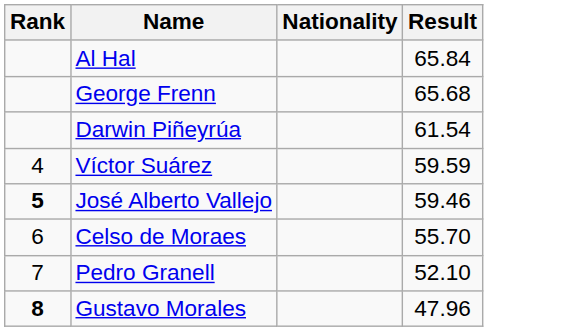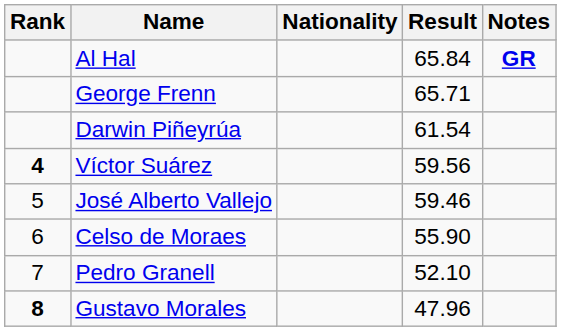+ column: (519, 22)
(443, 93) 65.68 -> (443, 93) 65.71
(37, 165) normal -> (37, 165) bold
(443, 165) 59.59 -> (443, 165) 59.56
(37, 201) bold -> (37, 201) normal
(443, 237) 55.70 -> (443, 237) 55.90
